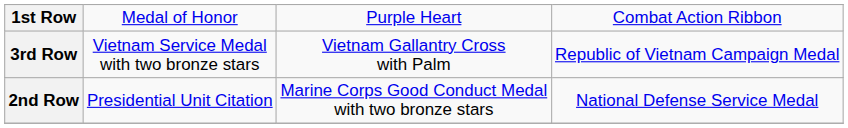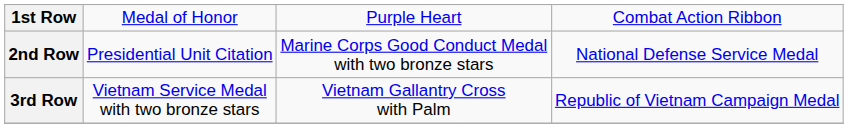rows swapped: (44, 100) <-> (44, 54)
